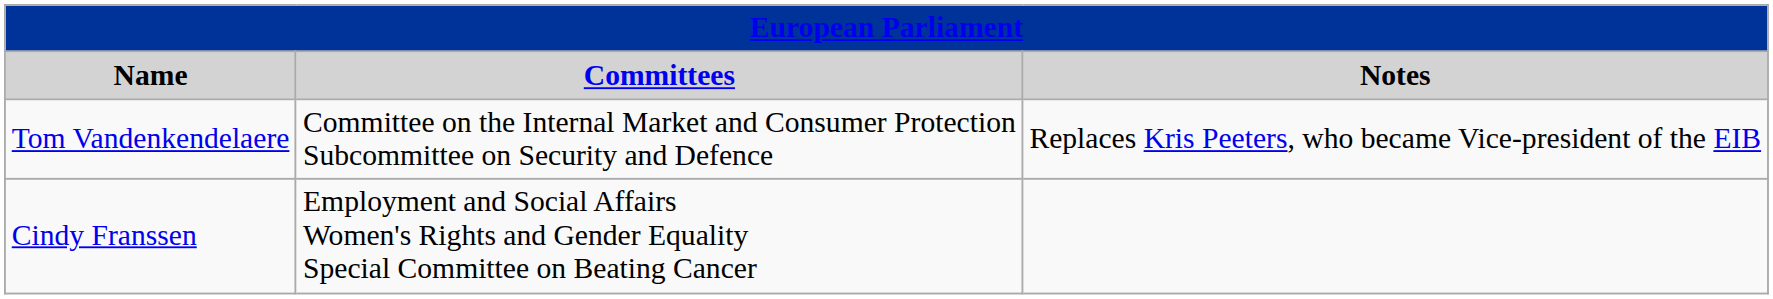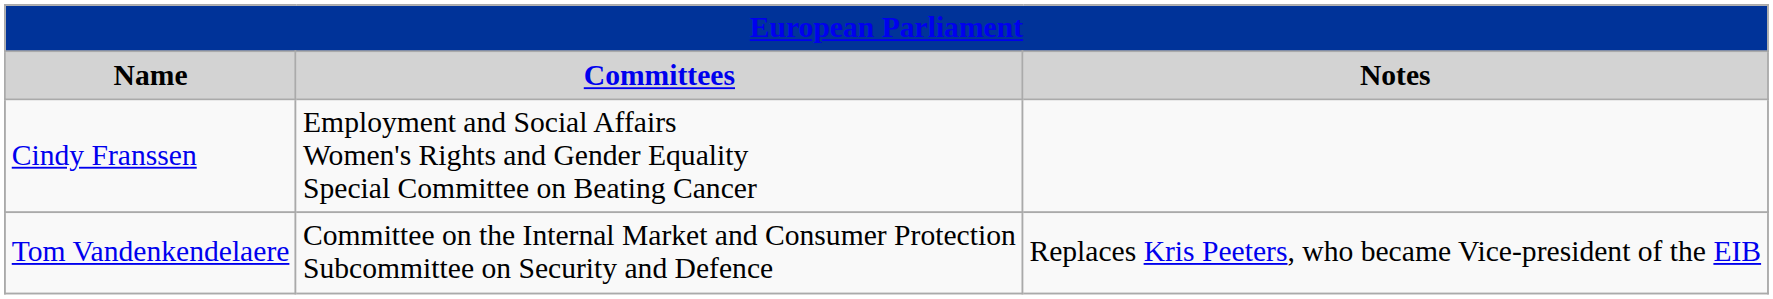rows swapped: (104, 235) <-> (151, 138)
